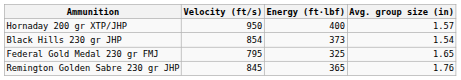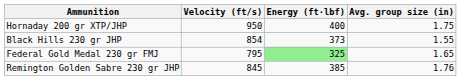(444, 26) 1.57 -> (444, 26) 1.75
(444, 40) 1.54 -> (444, 40) 1.55
(337, 54) no background -> (337, 54) lightgreen background
(337, 68) 365 -> (337, 68) 385
